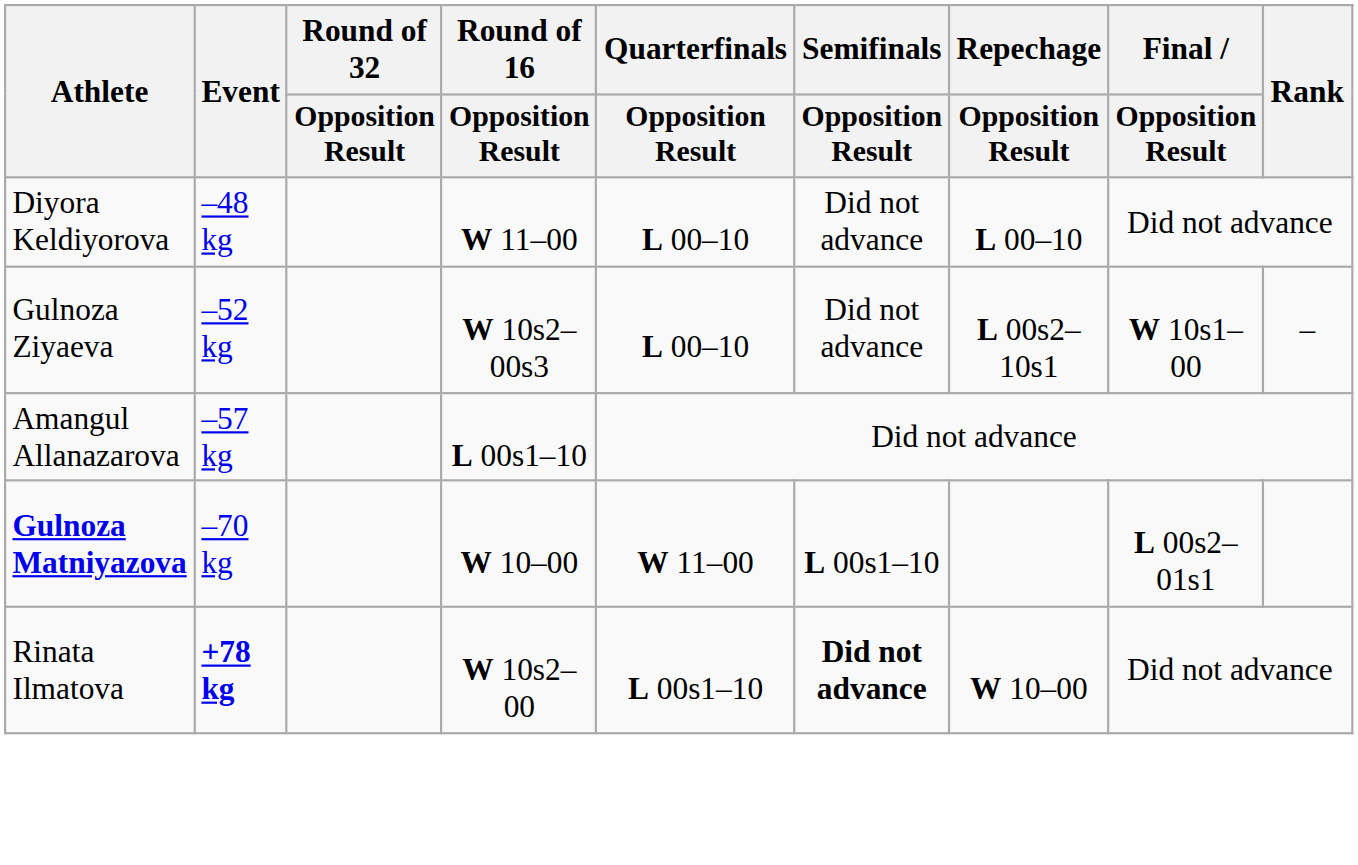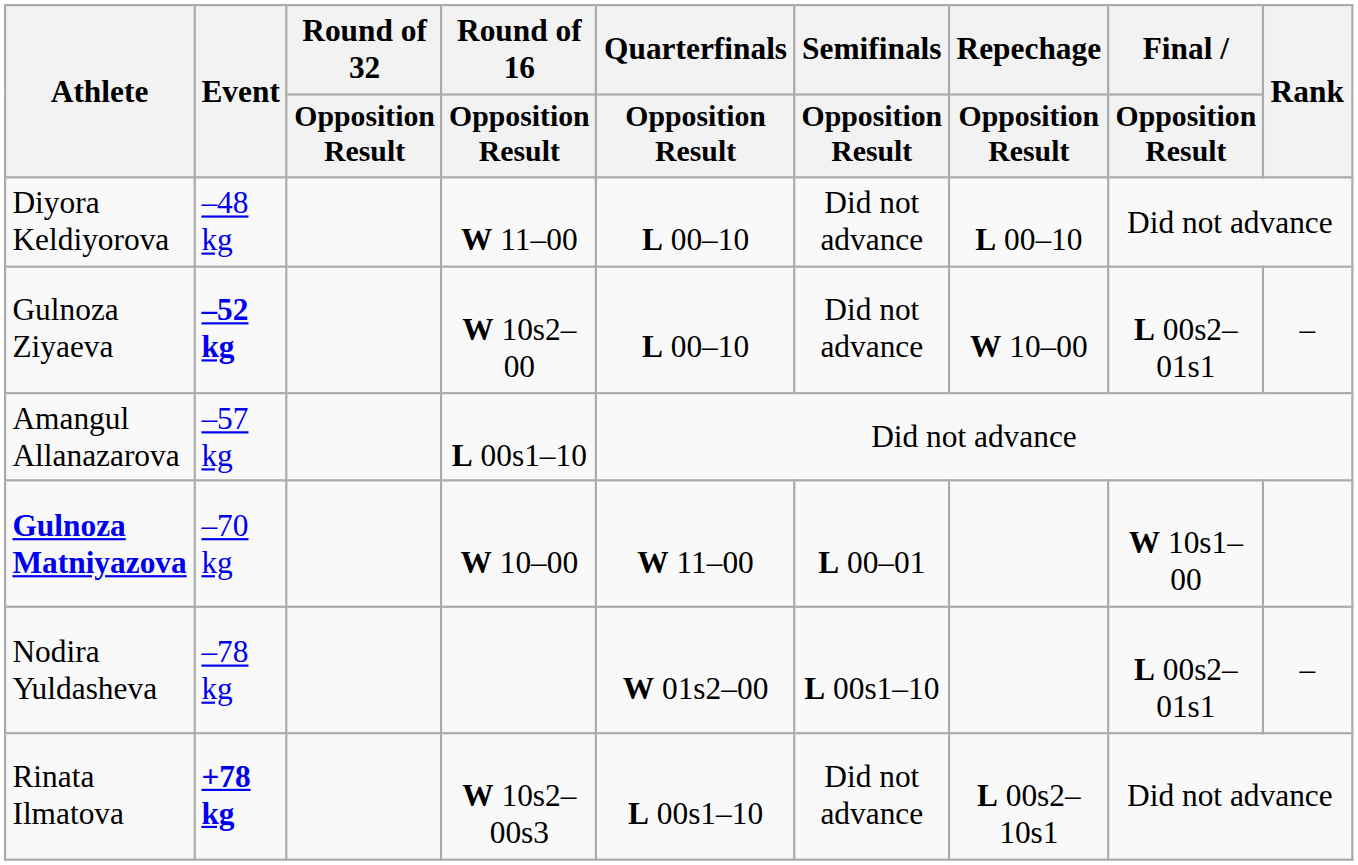(225, 329) normal -> (225, 329) bold
(519, 347) W 10s2–00s3 -> (519, 347) W 10s2–00
(1029, 347) L 00s2–10s1 -> (1029, 347) W 10–00
(1186, 347) W 10s1–00 -> (1186, 347) L 00s2–01s1
(872, 562) L 00s1–10 -> (872, 562) L 00–01
(1186, 562) L 00s2–01s1 -> (1186, 562) W 10s1–00
+ row: (85, 669)
(519, 688) W 10s2–00 -> (519, 814) W 10s2–00s3
(872, 669) bold -> (872, 795) normal
(1029, 688) W 10–00 -> (1029, 814) L 00s2–10s1
